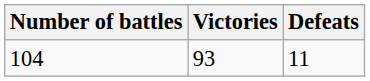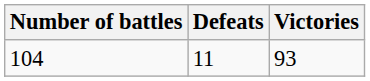columns swapped: (235, 22) <-> (324, 22)
